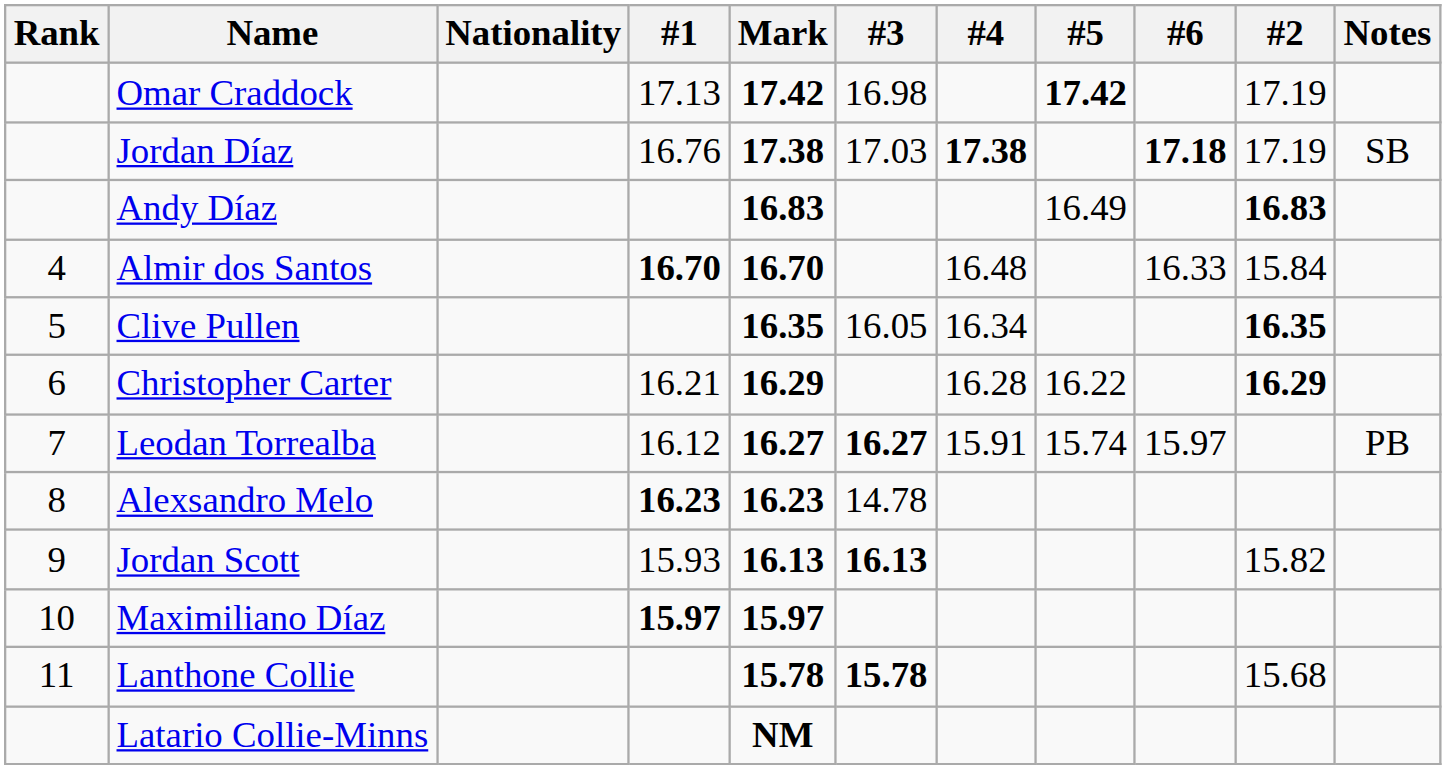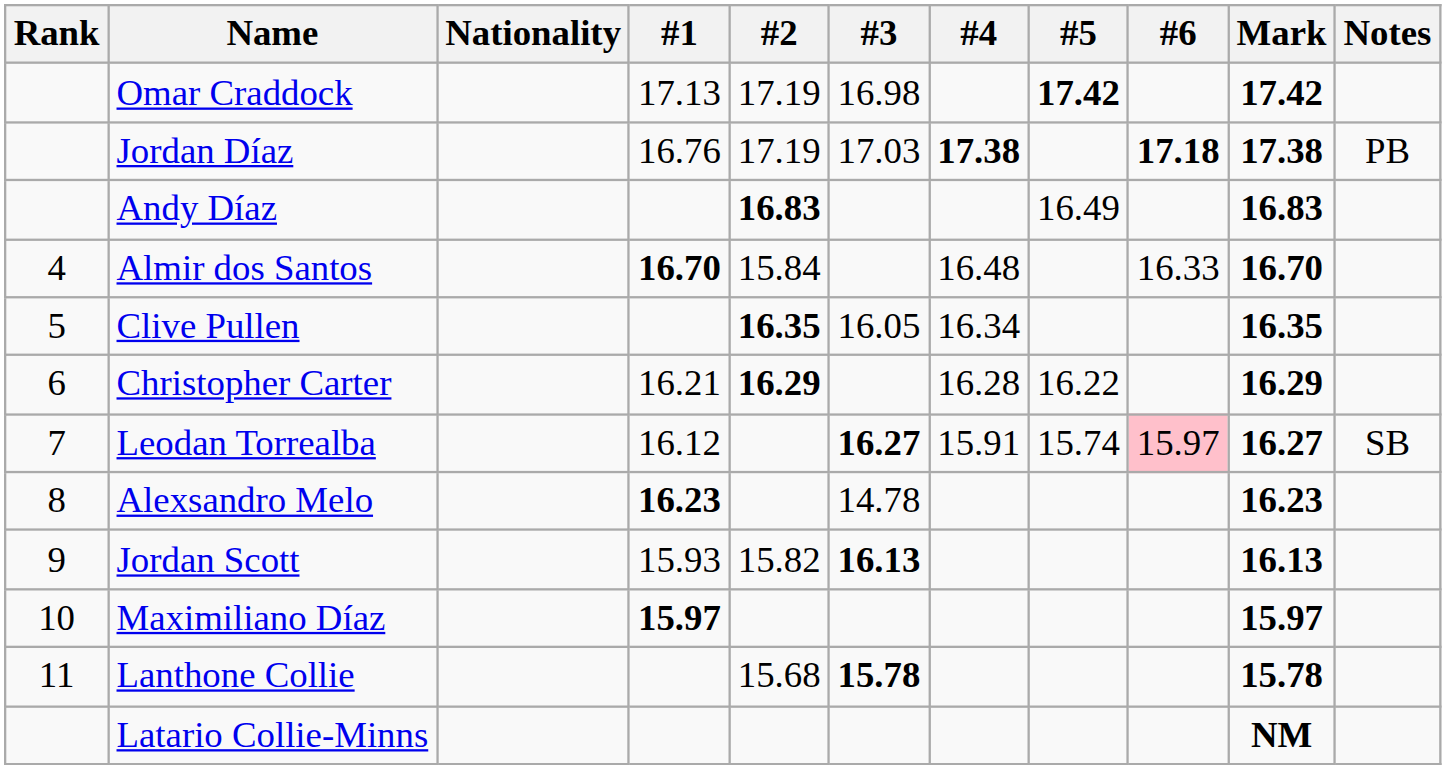columns swapped: (1285, 33) <-> (783, 33)
(1387, 150) SB -> (1387, 150) PB
(1185, 442) no background -> (1178, 442) pink background
(1387, 442) PB -> (1387, 442) SB
